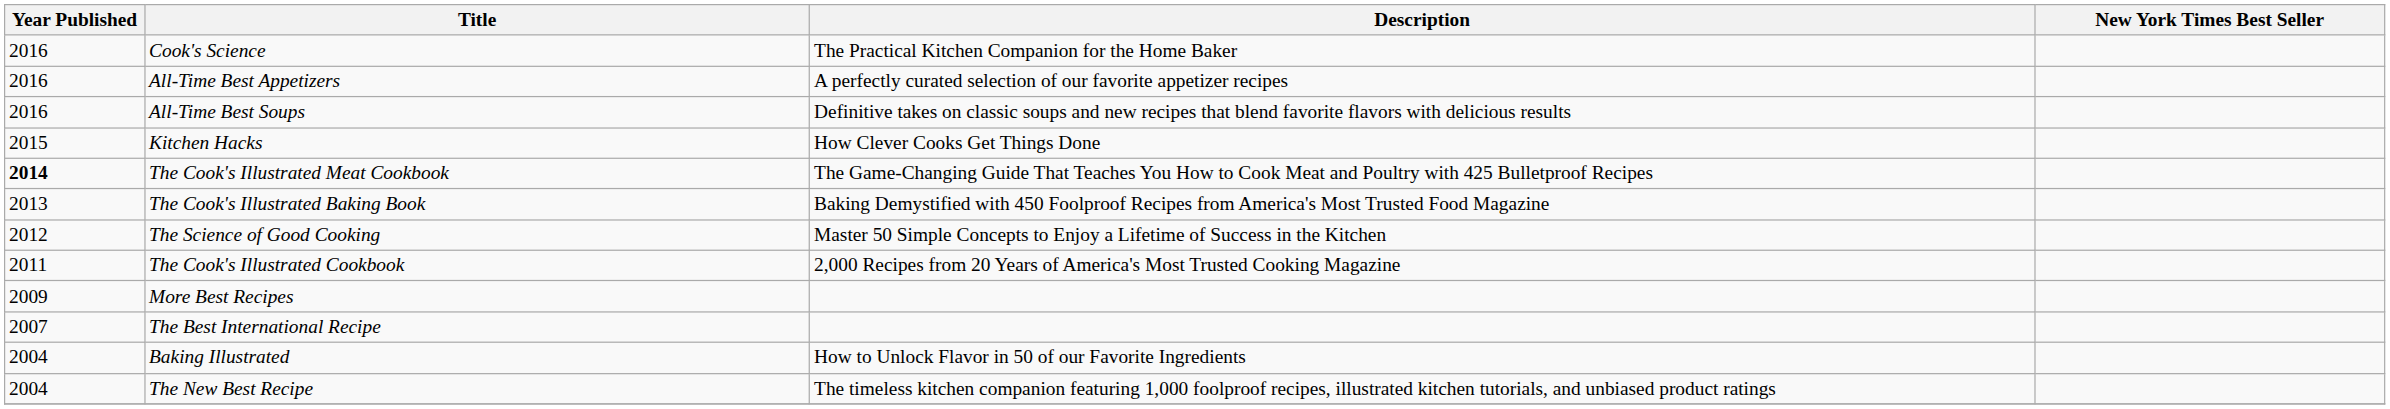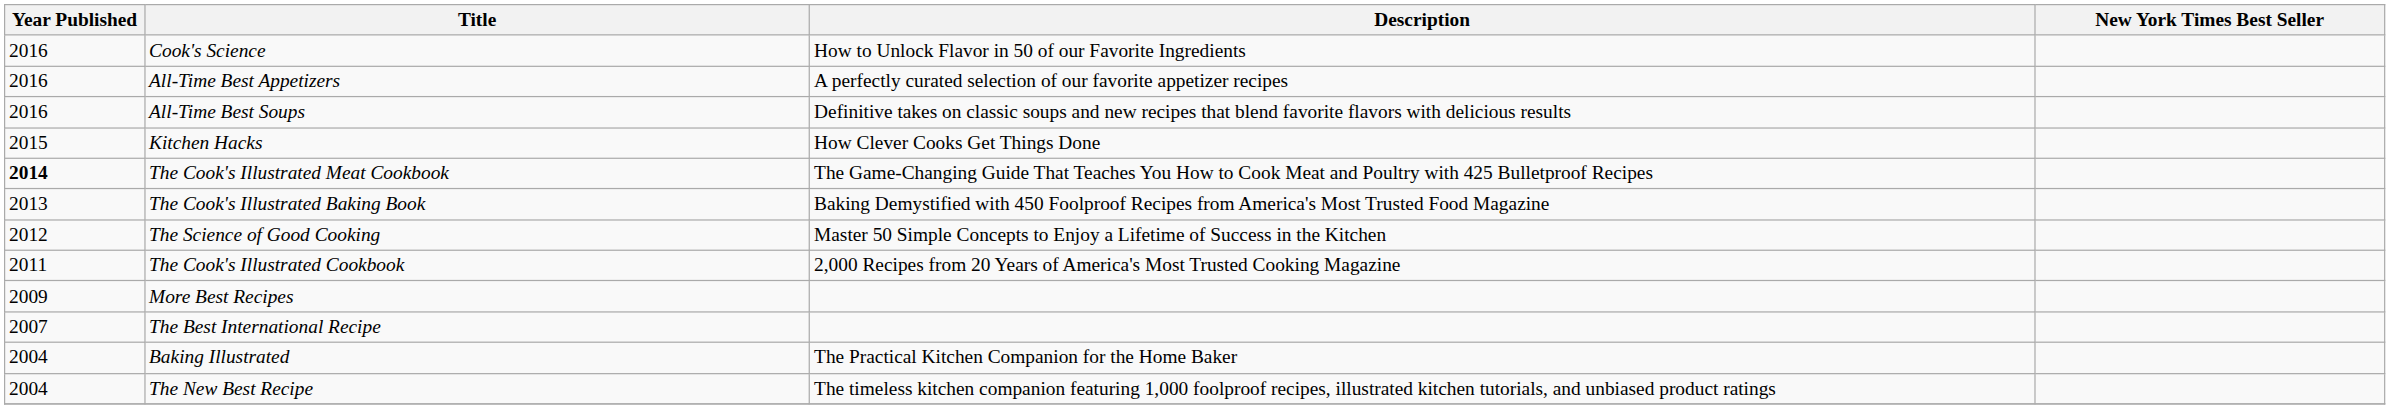(1026, 50) The Practical Kitchen Companion for the Home Baker -> (1030, 50) How to Unlock Flavor in 50 of our Favorite Ingredients
(1030, 357) How to Unlock Flavor in 50 of our Favorite Ingredients -> (1026, 357) The Practical Kitchen Companion for the Home Baker
